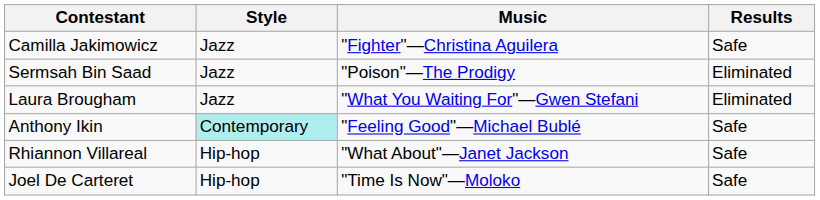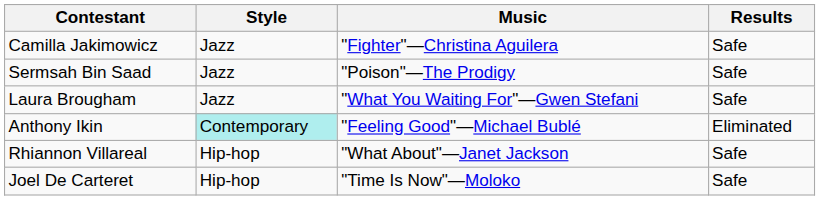(752, 72) Eliminated -> (730, 72) Safe
(752, 99) Eliminated -> (730, 99) Safe
(730, 126) Safe -> (752, 126) Eliminated
